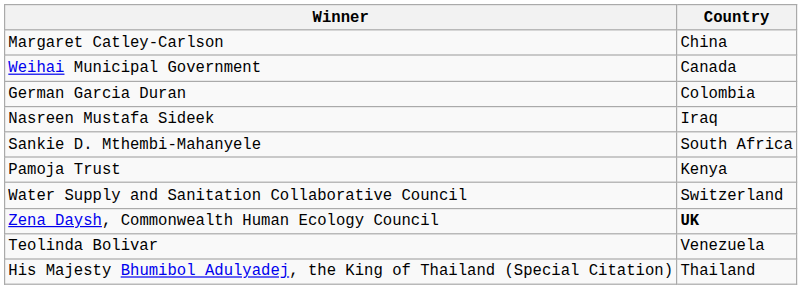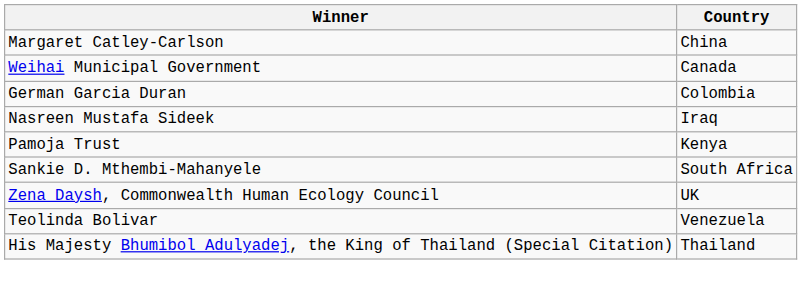rows swapped: (64, 170) <-> (135, 144)
- row: (238, 195)
(690, 221) bold -> (690, 195) normal
